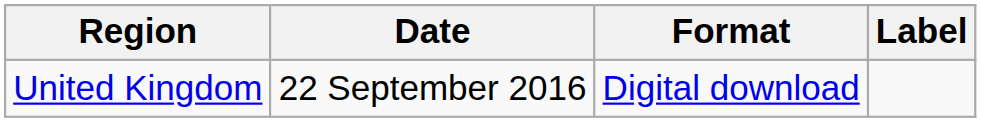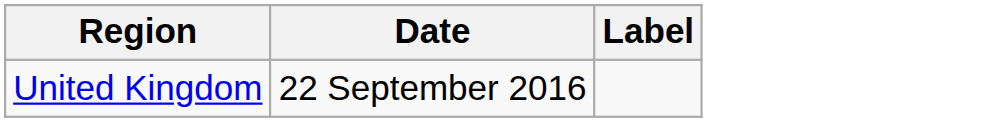- column: (731, 32)
